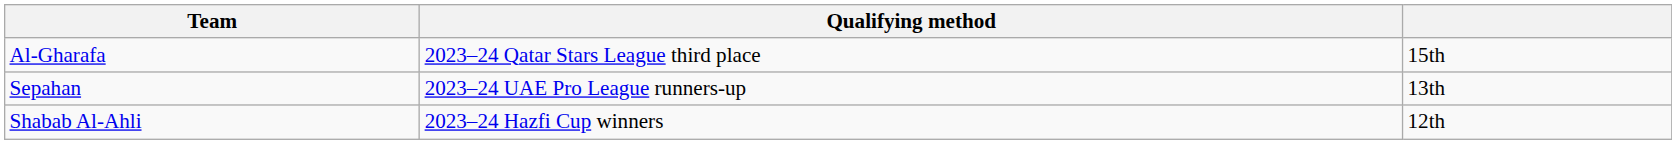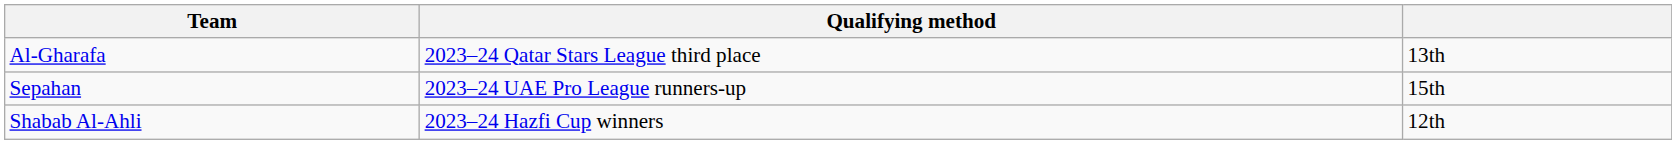(1426, 54) 15th -> (1426, 54) 13th
(1426, 88) 13th -> (1426, 88) 15th
